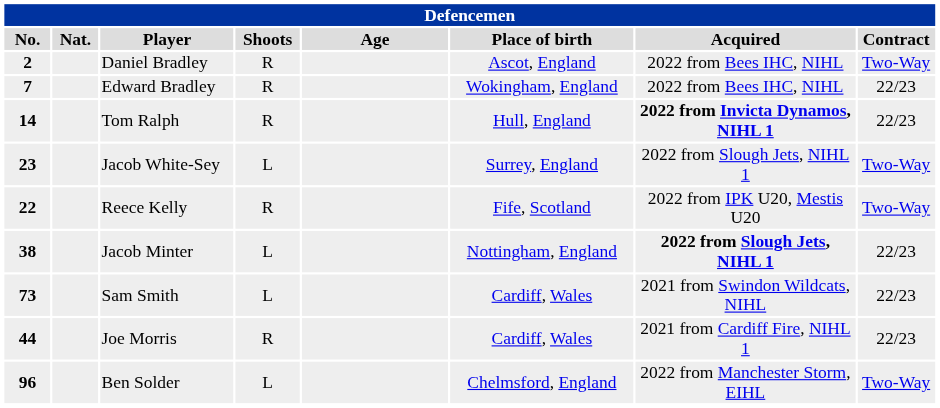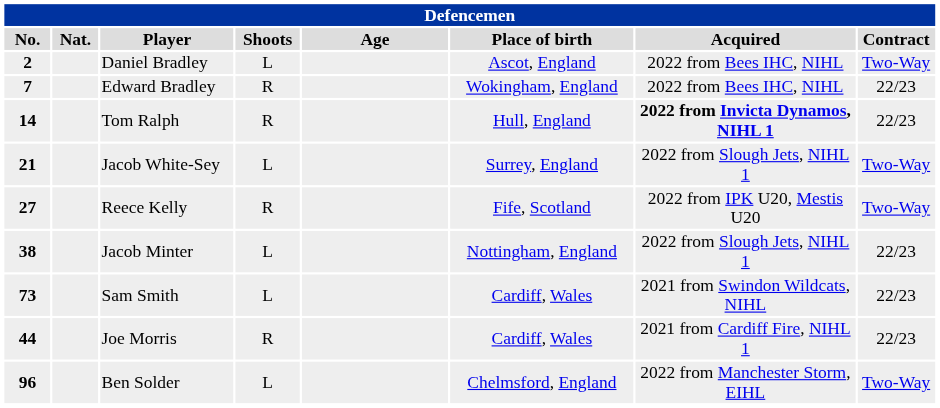(268, 62) R -> (268, 62) L
(28, 164) 23 -> (28, 164) 21
(28, 207) 22 -> (28, 207) 27
(745, 251) bold -> (745, 251) normal
